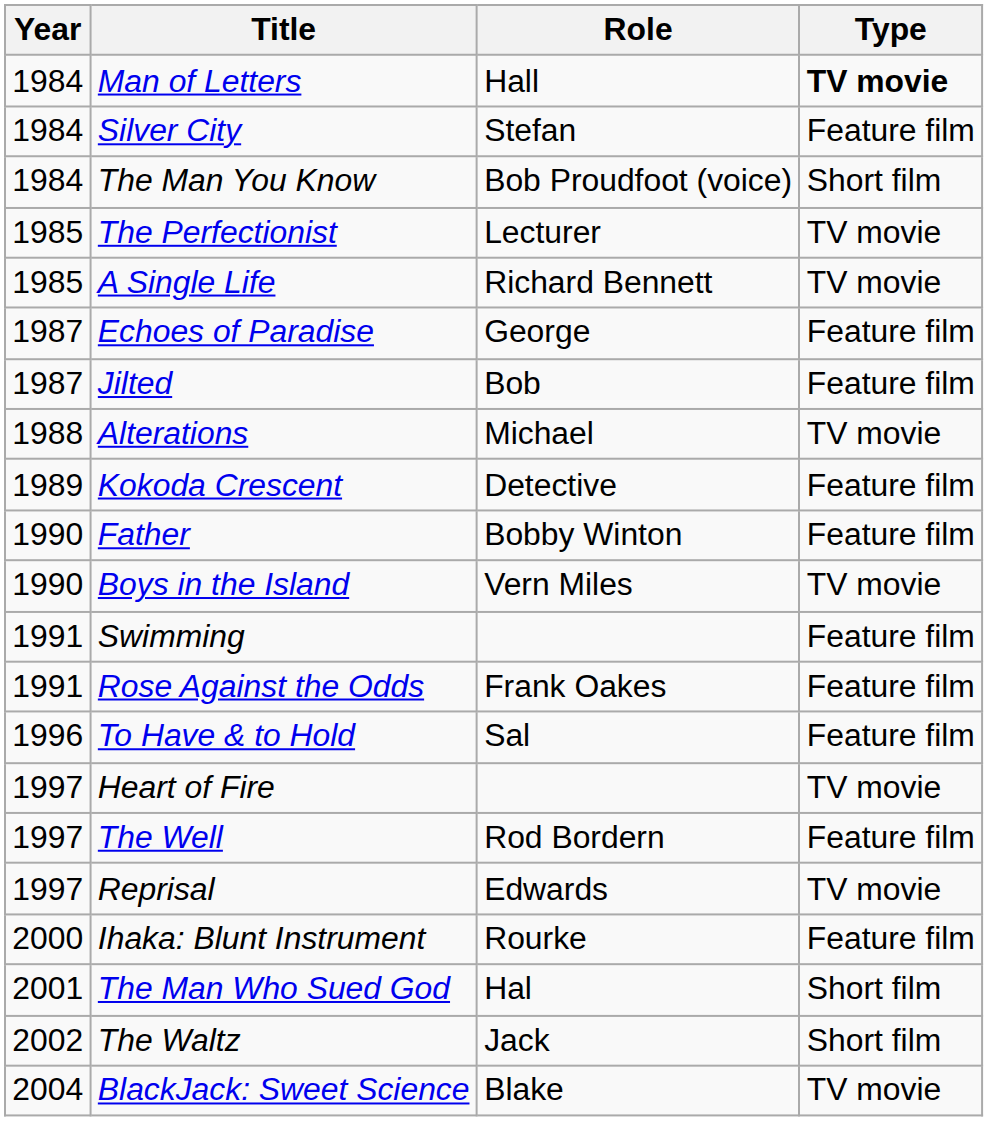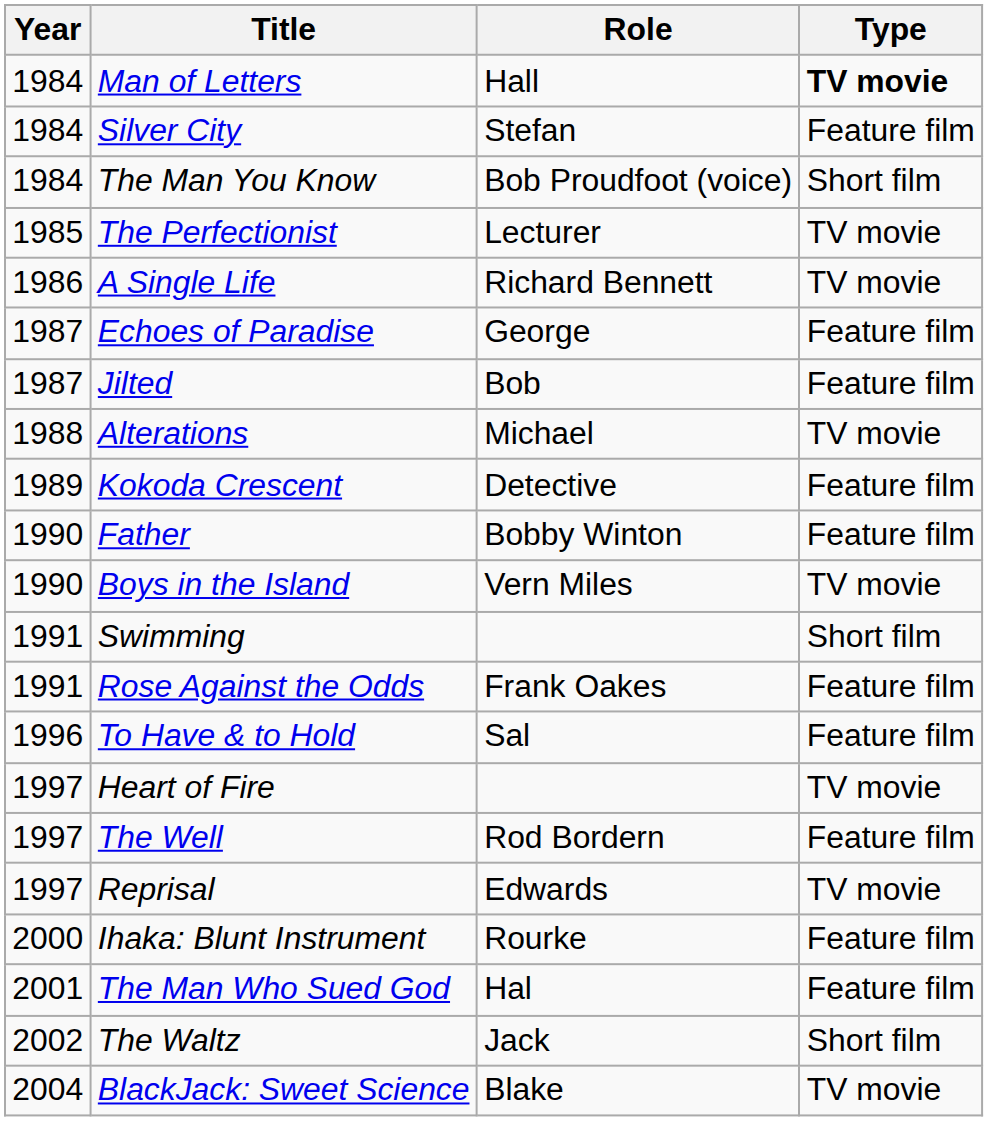(48, 282) 1985 -> (48, 282) 1986
(891, 635) Feature film -> (874, 635) Short film
(874, 989) Short film -> (891, 989) Feature film
